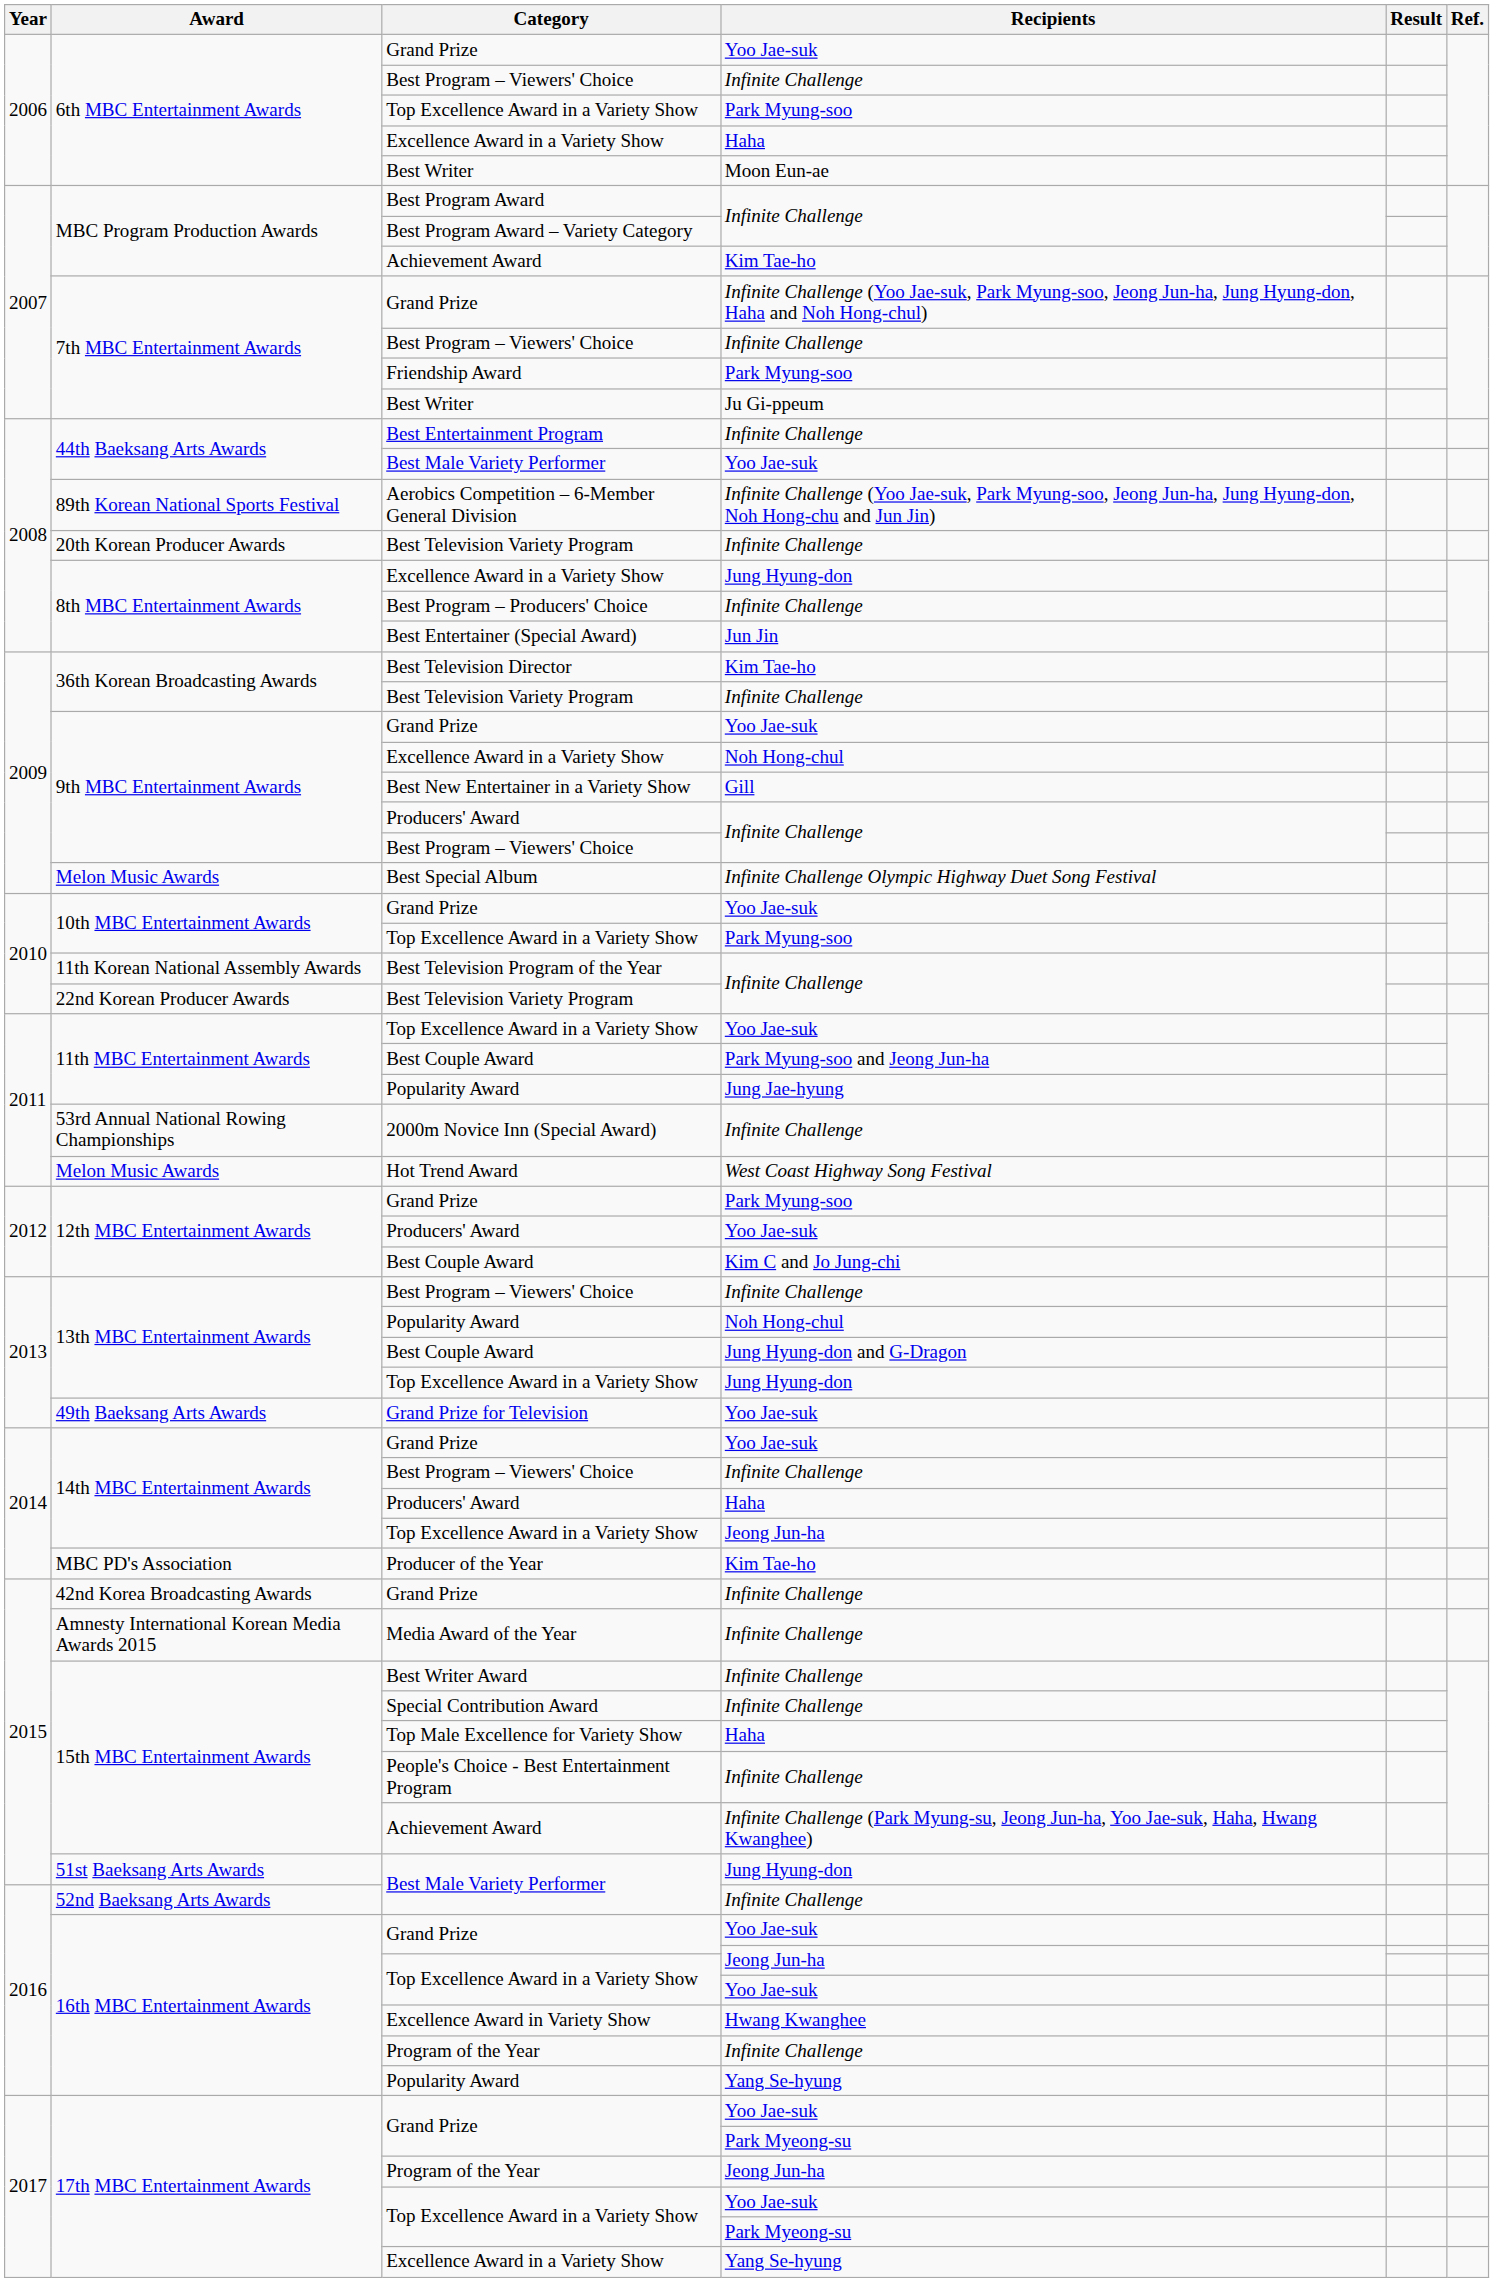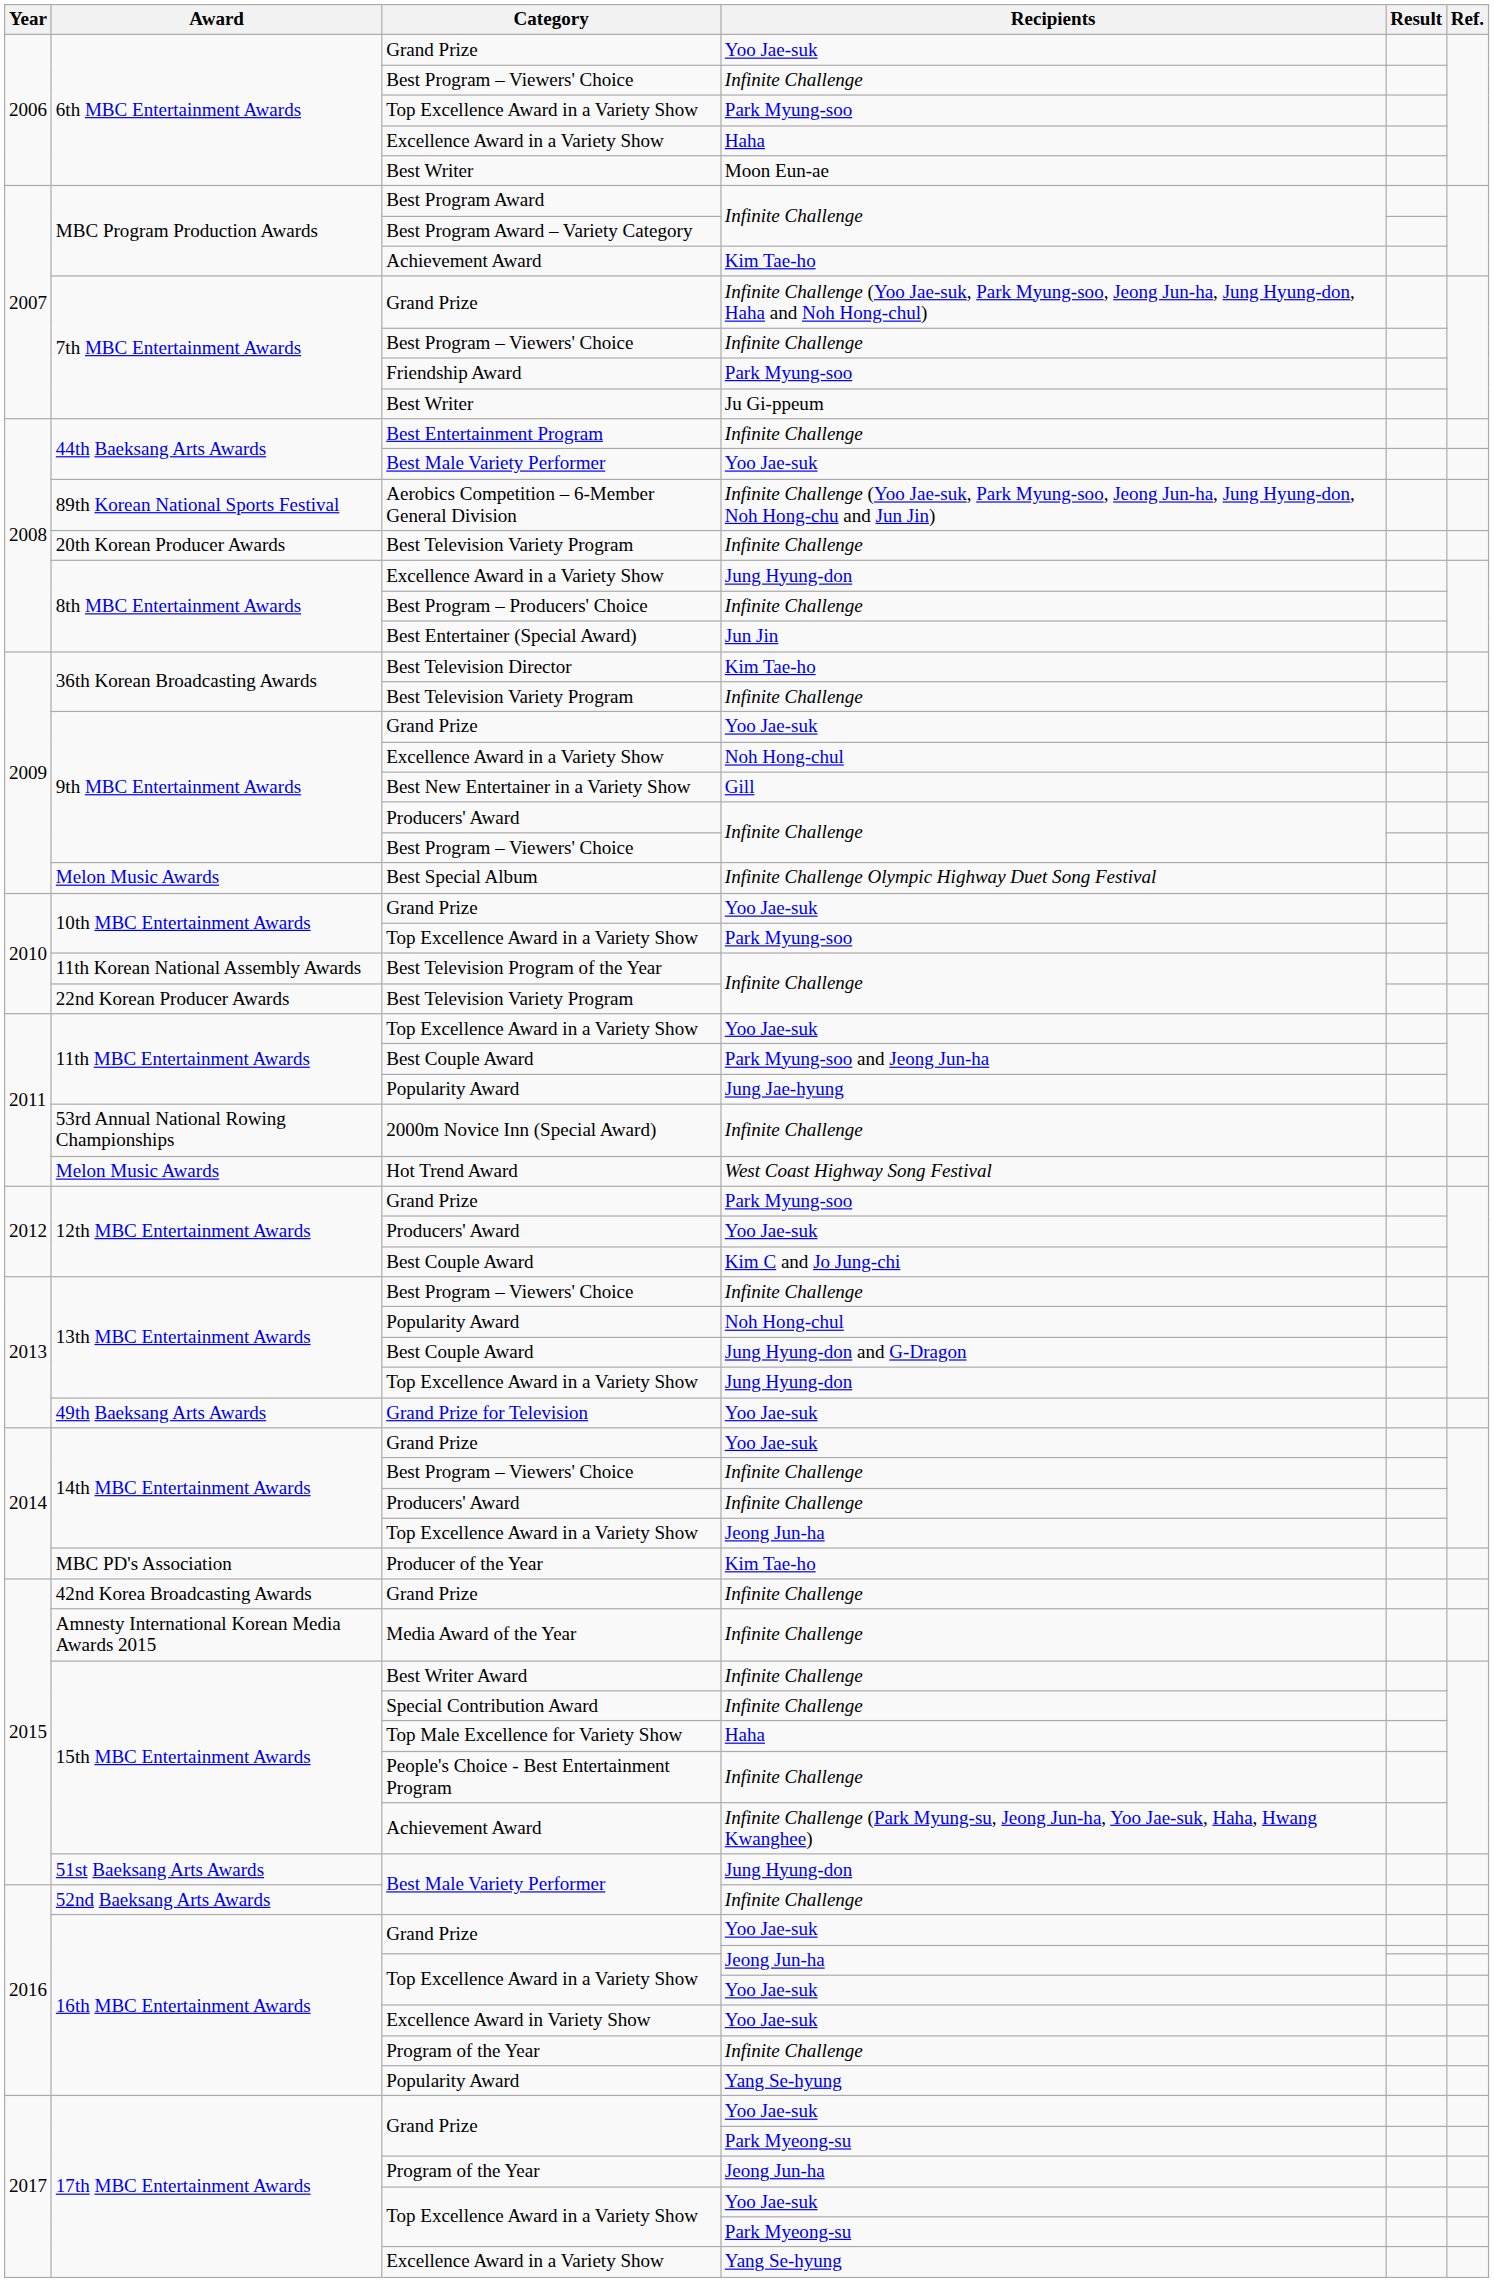(745, 1503) Haha -> (794, 1503) Infinite Challenge
(795, 2020) Hwang Kwanghee -> (771, 2020) Yoo Jae-suk
